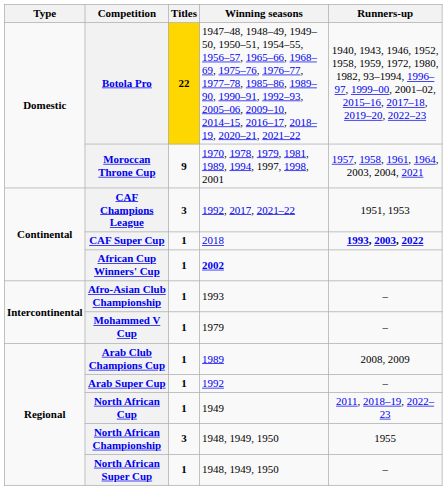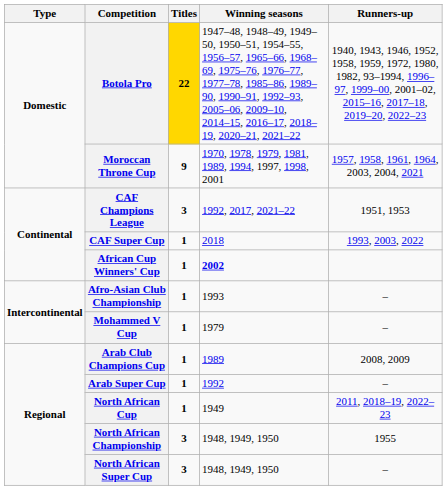(385, 241) bold -> (385, 241) normal
(184, 470) 1 -> (184, 470) 3
